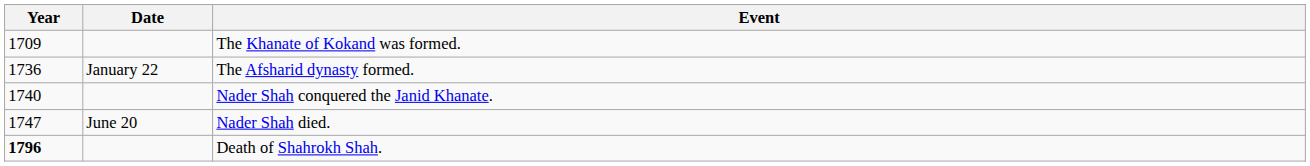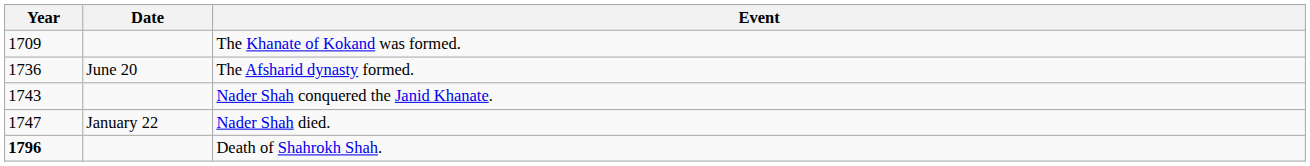(122, 69) January 22 -> (112, 69) June 20
(25, 95) 1740 -> (25, 95) 1743
(112, 122) June 20 -> (122, 122) January 22
